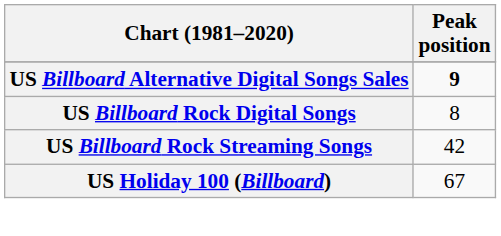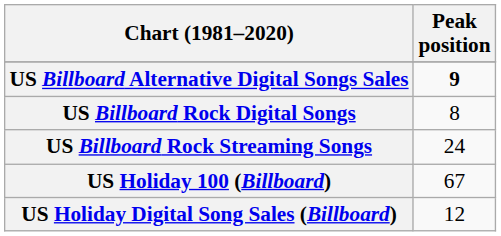(454, 146) 42 -> (454, 146) 24
+ row: (209, 214)
